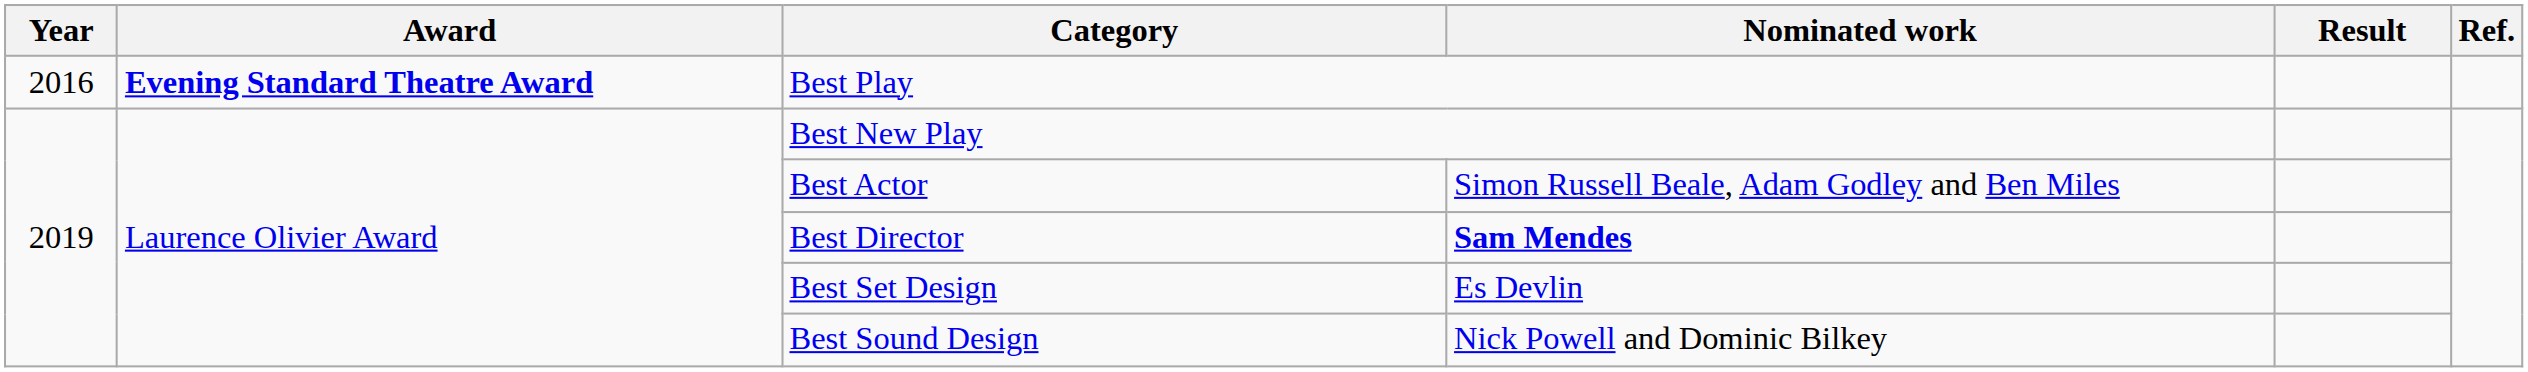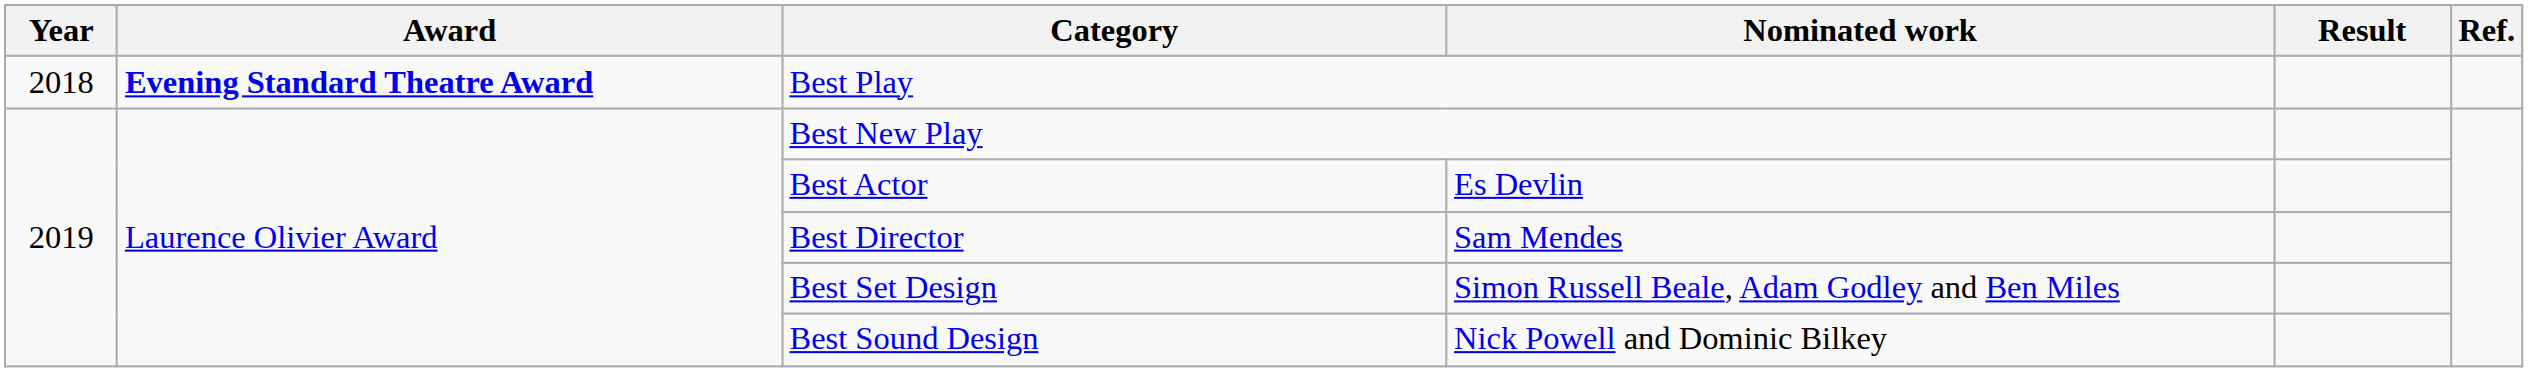(61, 81) 2016 -> (61, 81) 2018
(1787, 184) Simon Russell Beale, Adam Godley and Ben Miles -> (1519, 184) Es Devlin
(1543, 236) bold -> (1538, 236) normal
(1519, 287) Es Devlin -> (1787, 287) Simon Russell Beale, Adam Godley and Ben Miles
